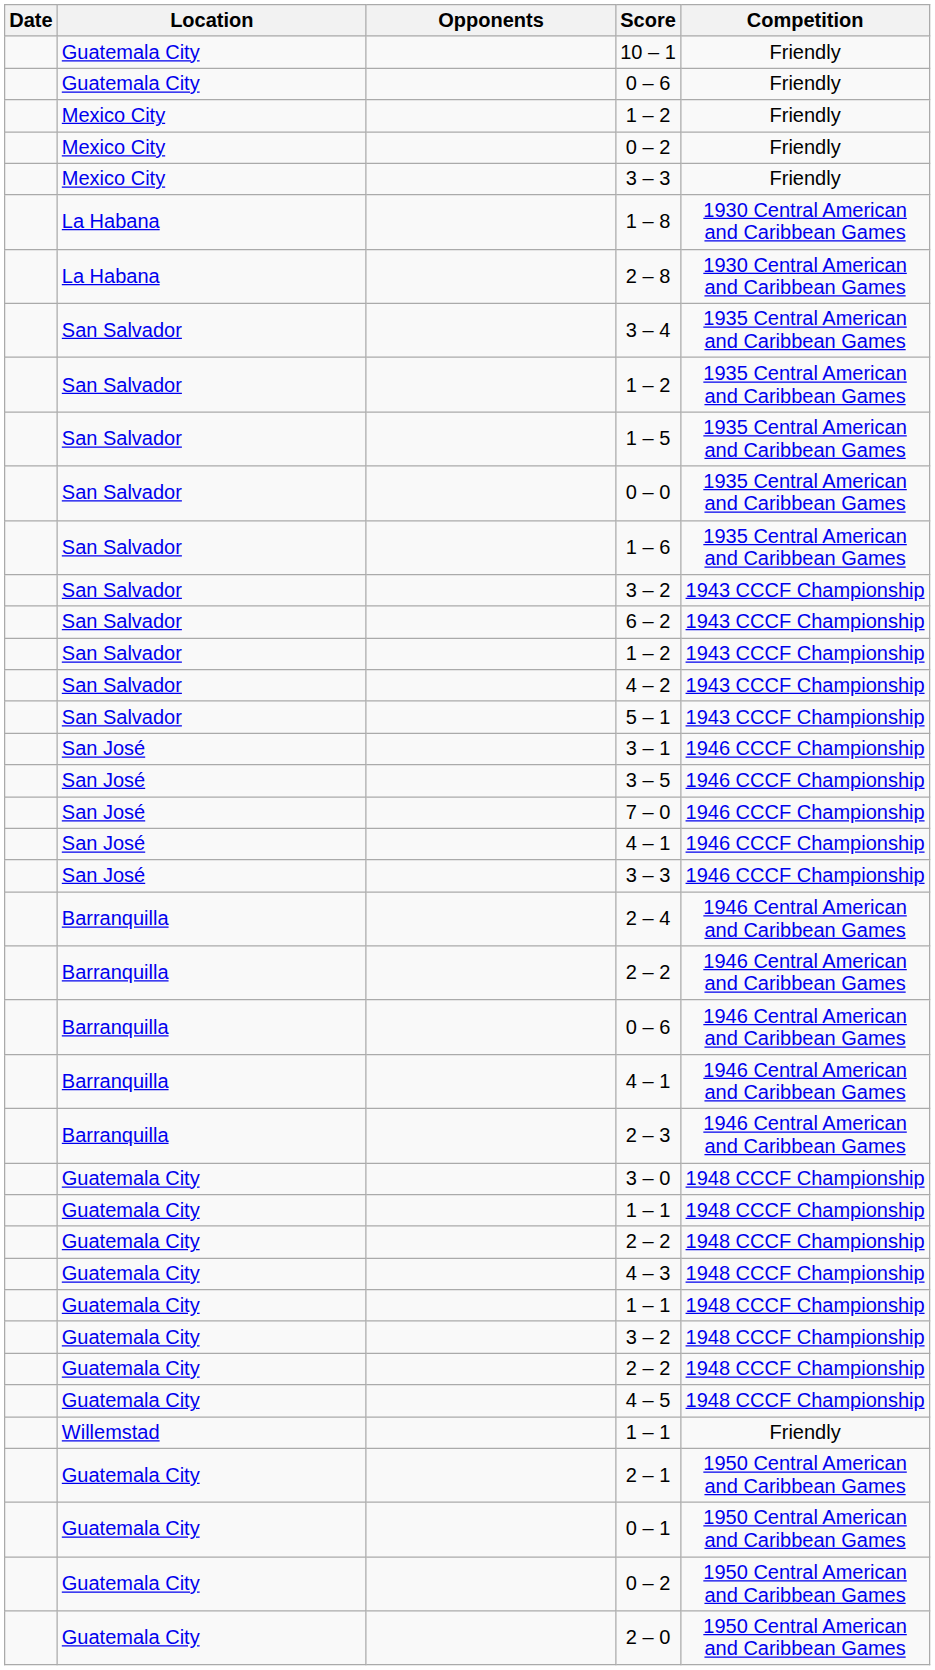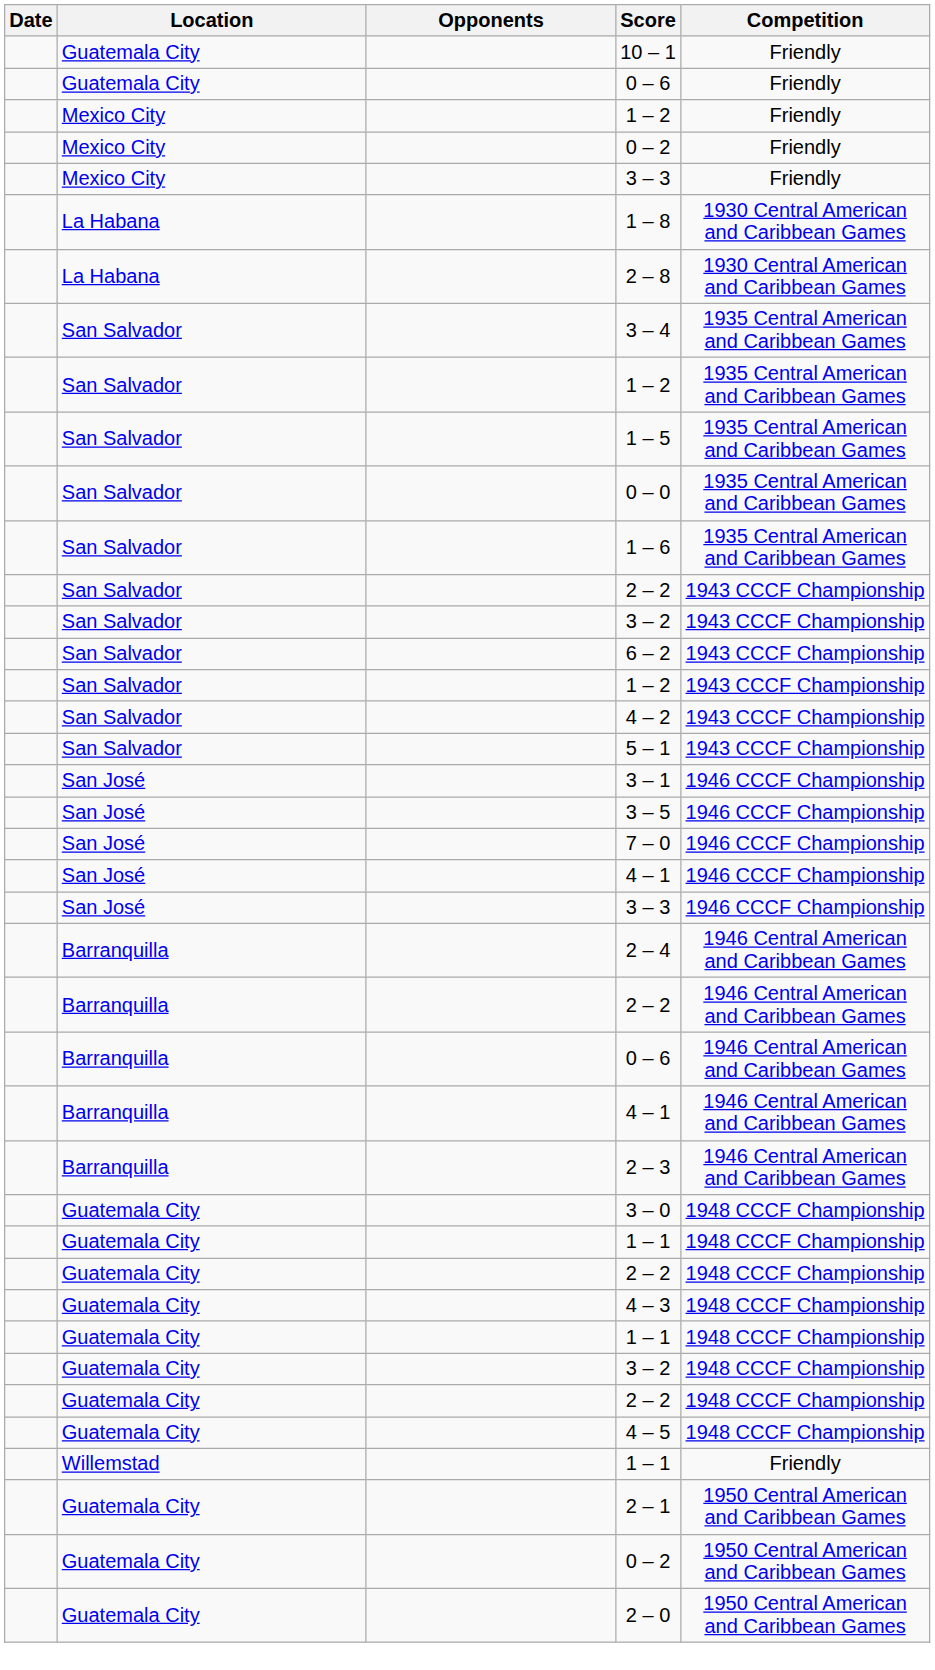+ row: (122, 590)
- row: (131, 1529)
